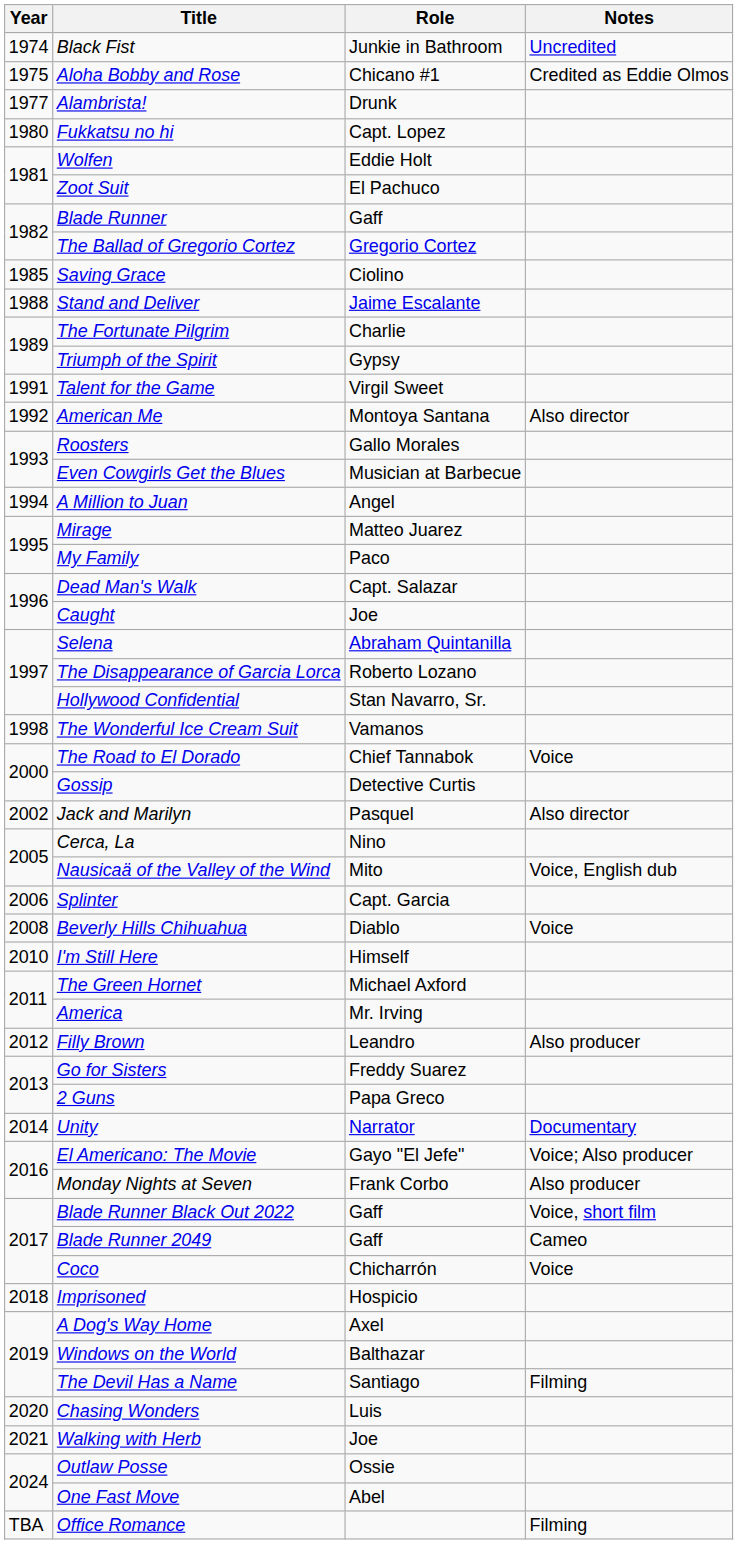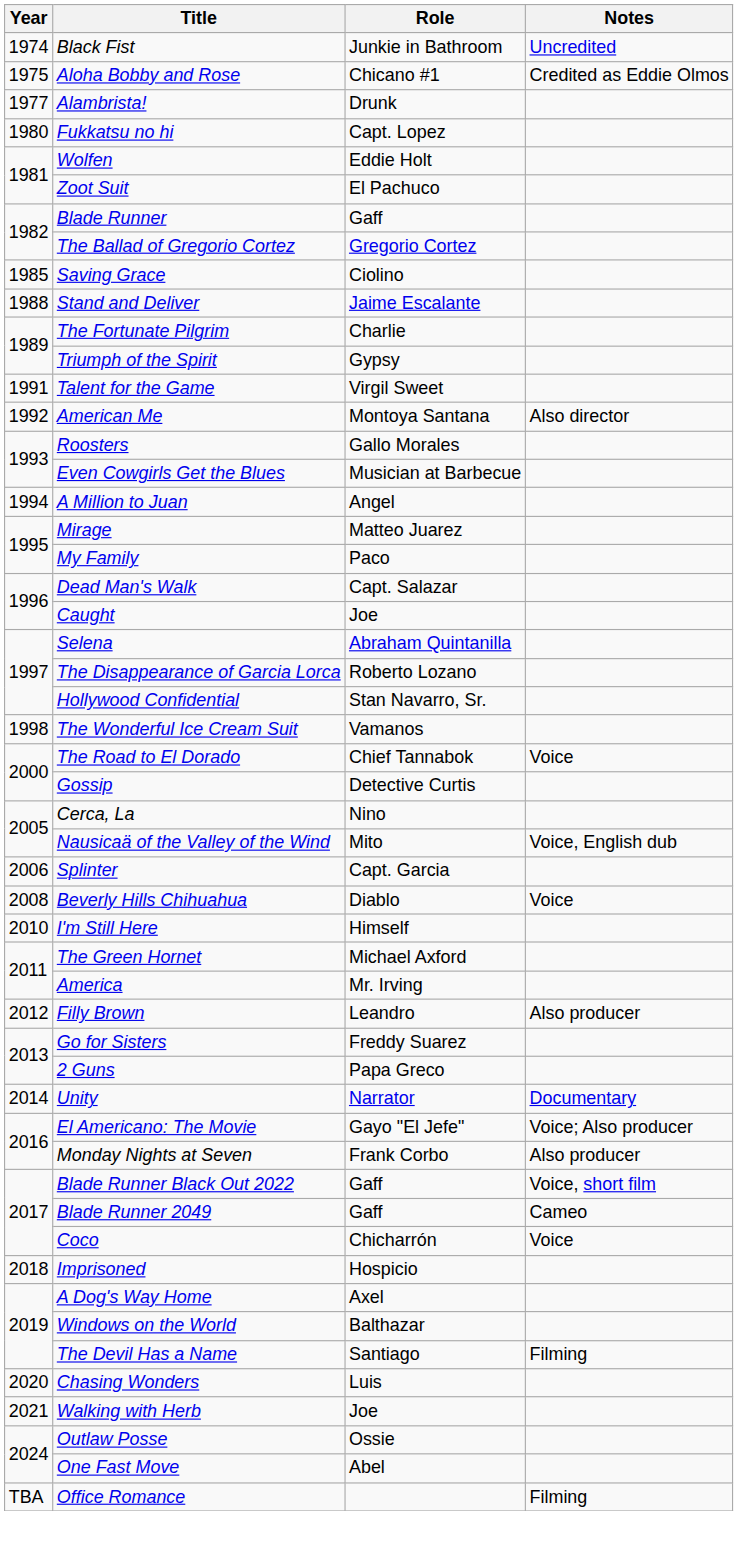- row: (124, 814)
